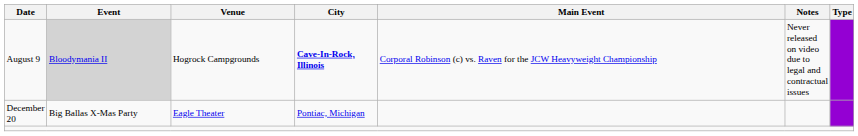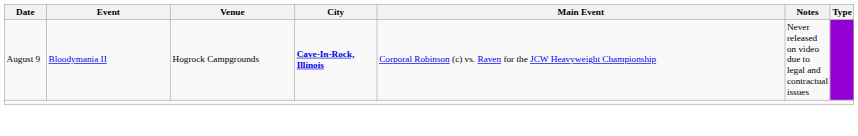(78, 59) lightgrey background -> (78, 59) no background
- row: (26, 112)
